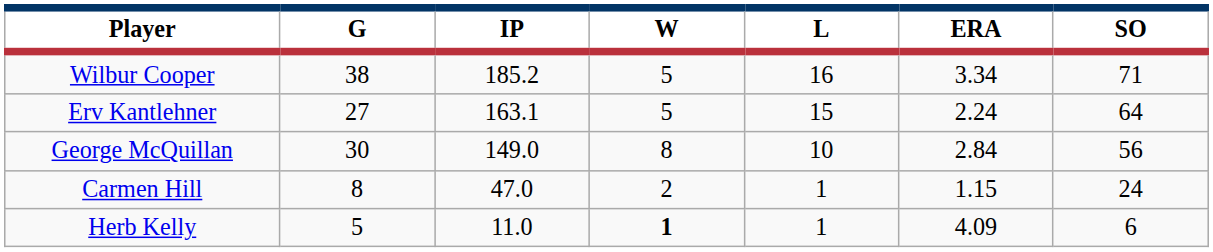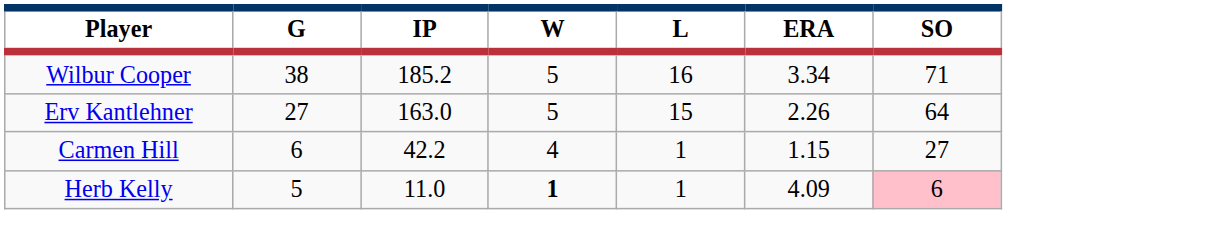(512, 112) 163.1 -> (425, 112) 163.0
(976, 112) 2.24 -> (809, 112) 2.26
- row: (142, 150)
(357, 189) 8 -> (296, 150) 6
(512, 189) 47.0 -> (425, 150) 42.2
(667, 189) 2 -> (553, 150) 4
(1131, 189) 24 -> (937, 150) 27
(1131, 227) no background -> (937, 189) pink background
